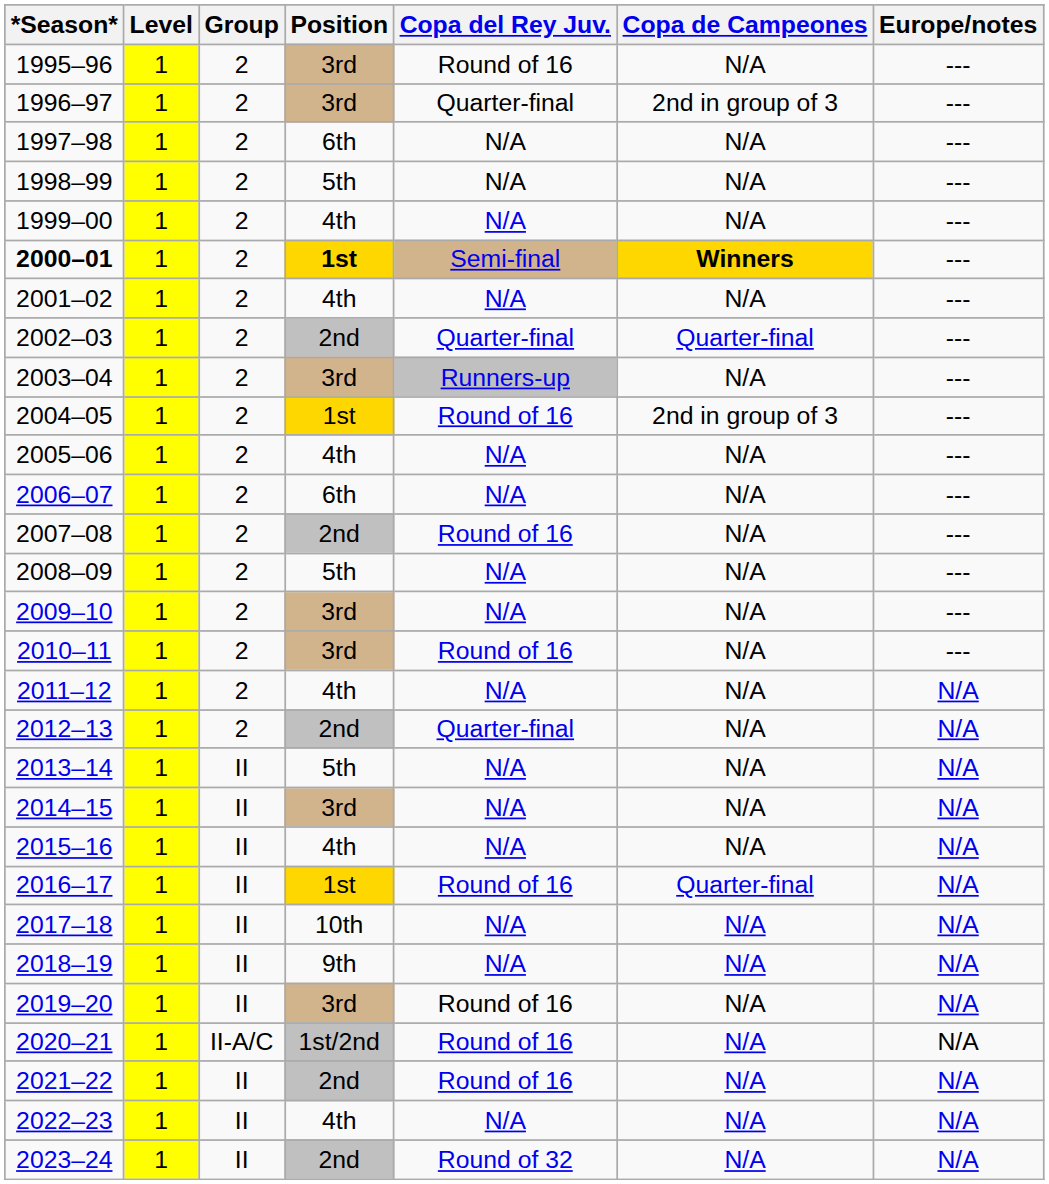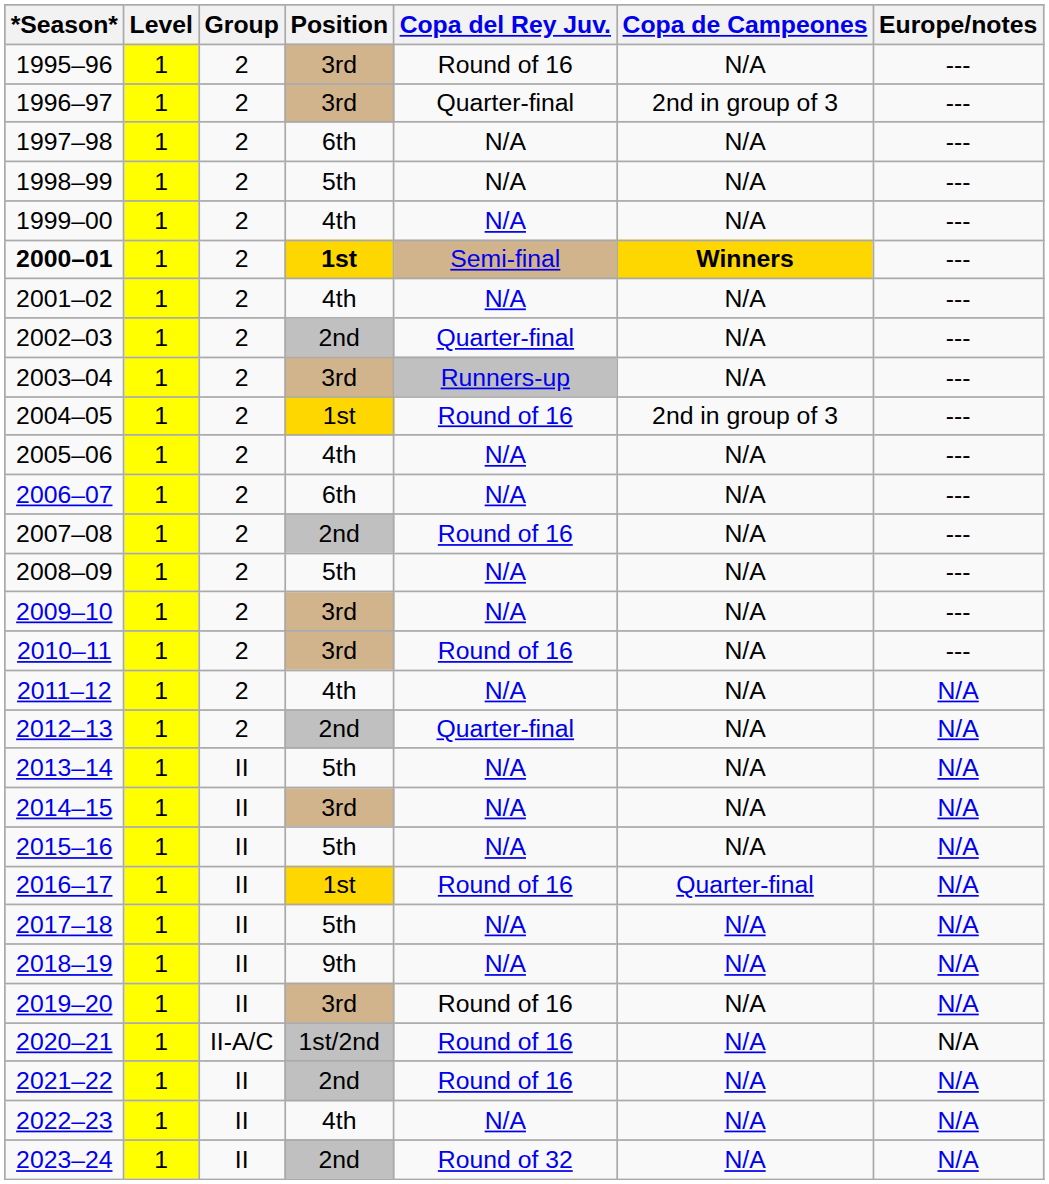(745, 338) Quarter-final -> (745, 338) N/A
(339, 847) 4th -> (339, 847) 5th
(339, 925) 10th -> (339, 925) 5th
